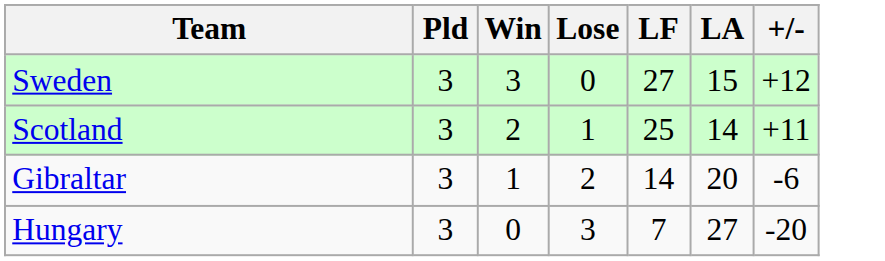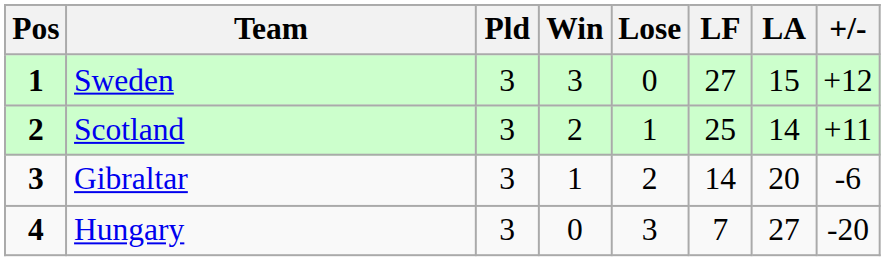+ column: (36, 29)
